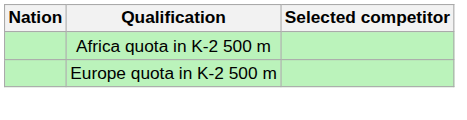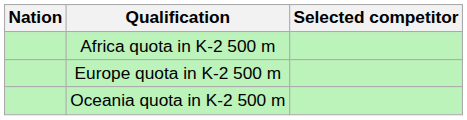+ row: (178, 100)
